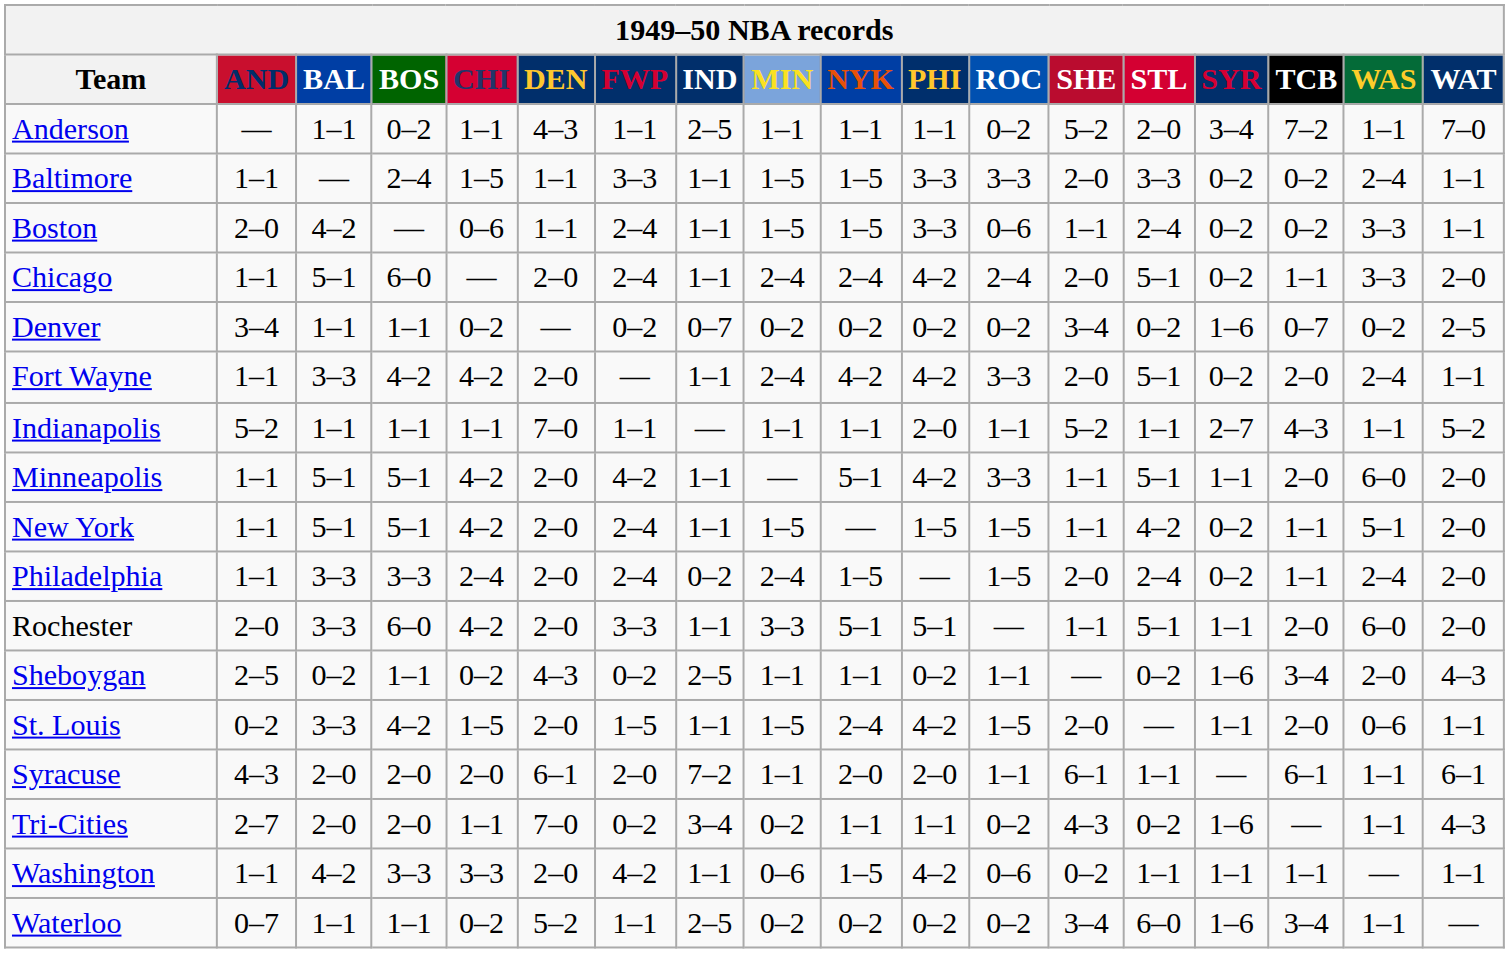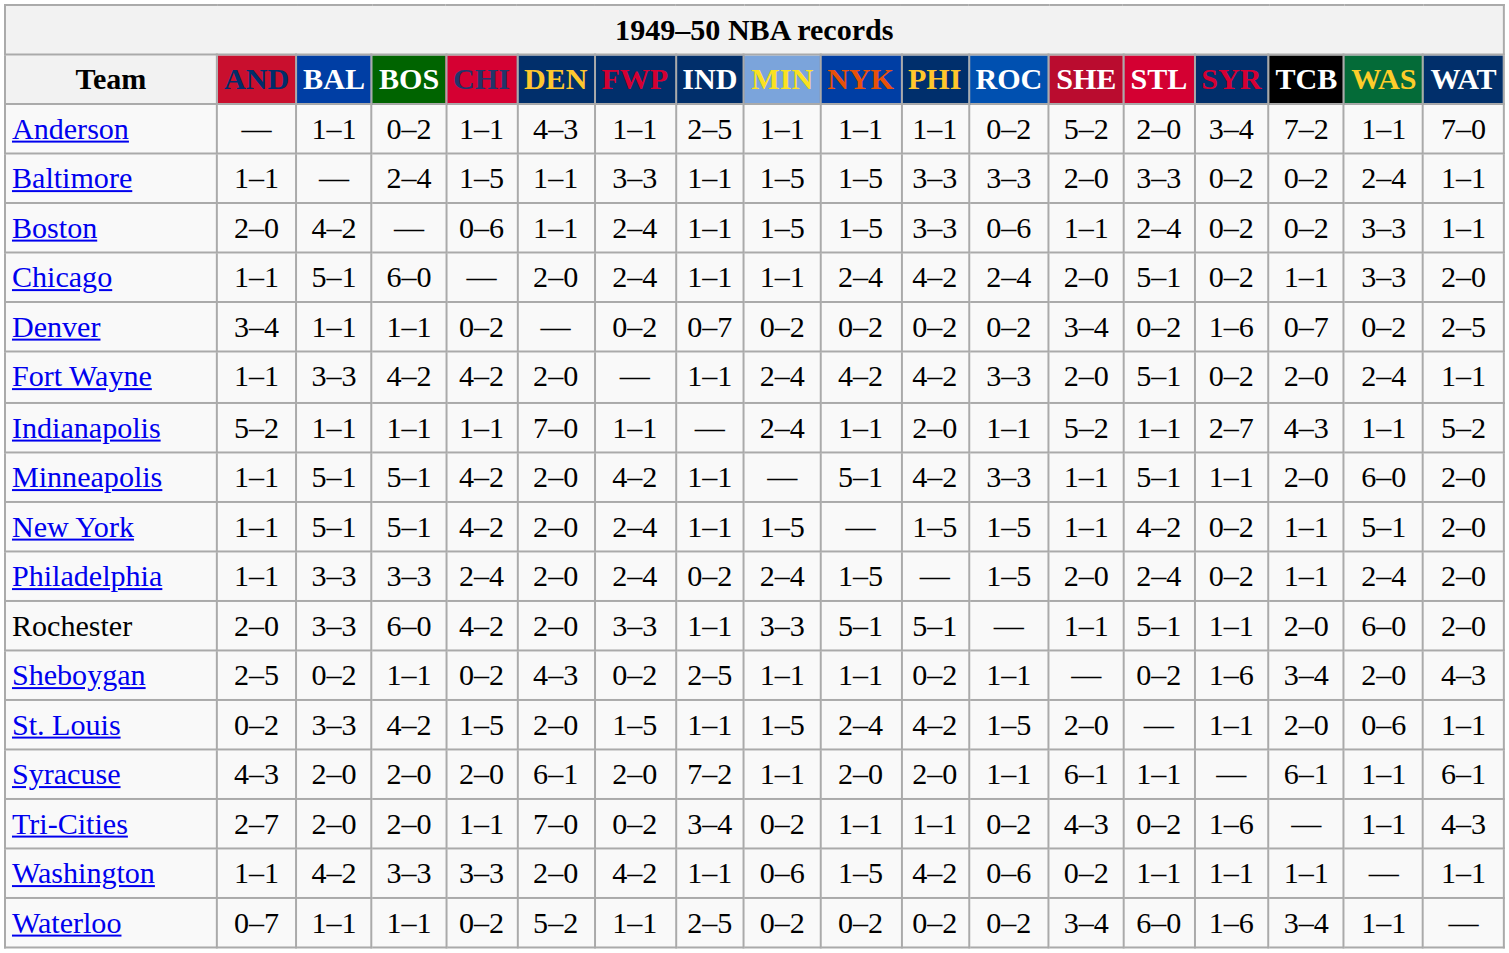(782, 277) 2–4 -> (782, 277) 1–1
(782, 426) 1–1 -> (782, 426) 2–4
